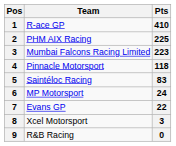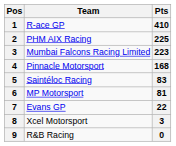(162, 66) 118 -> (162, 66) 168
(162, 93) 24 -> (162, 93) 81
